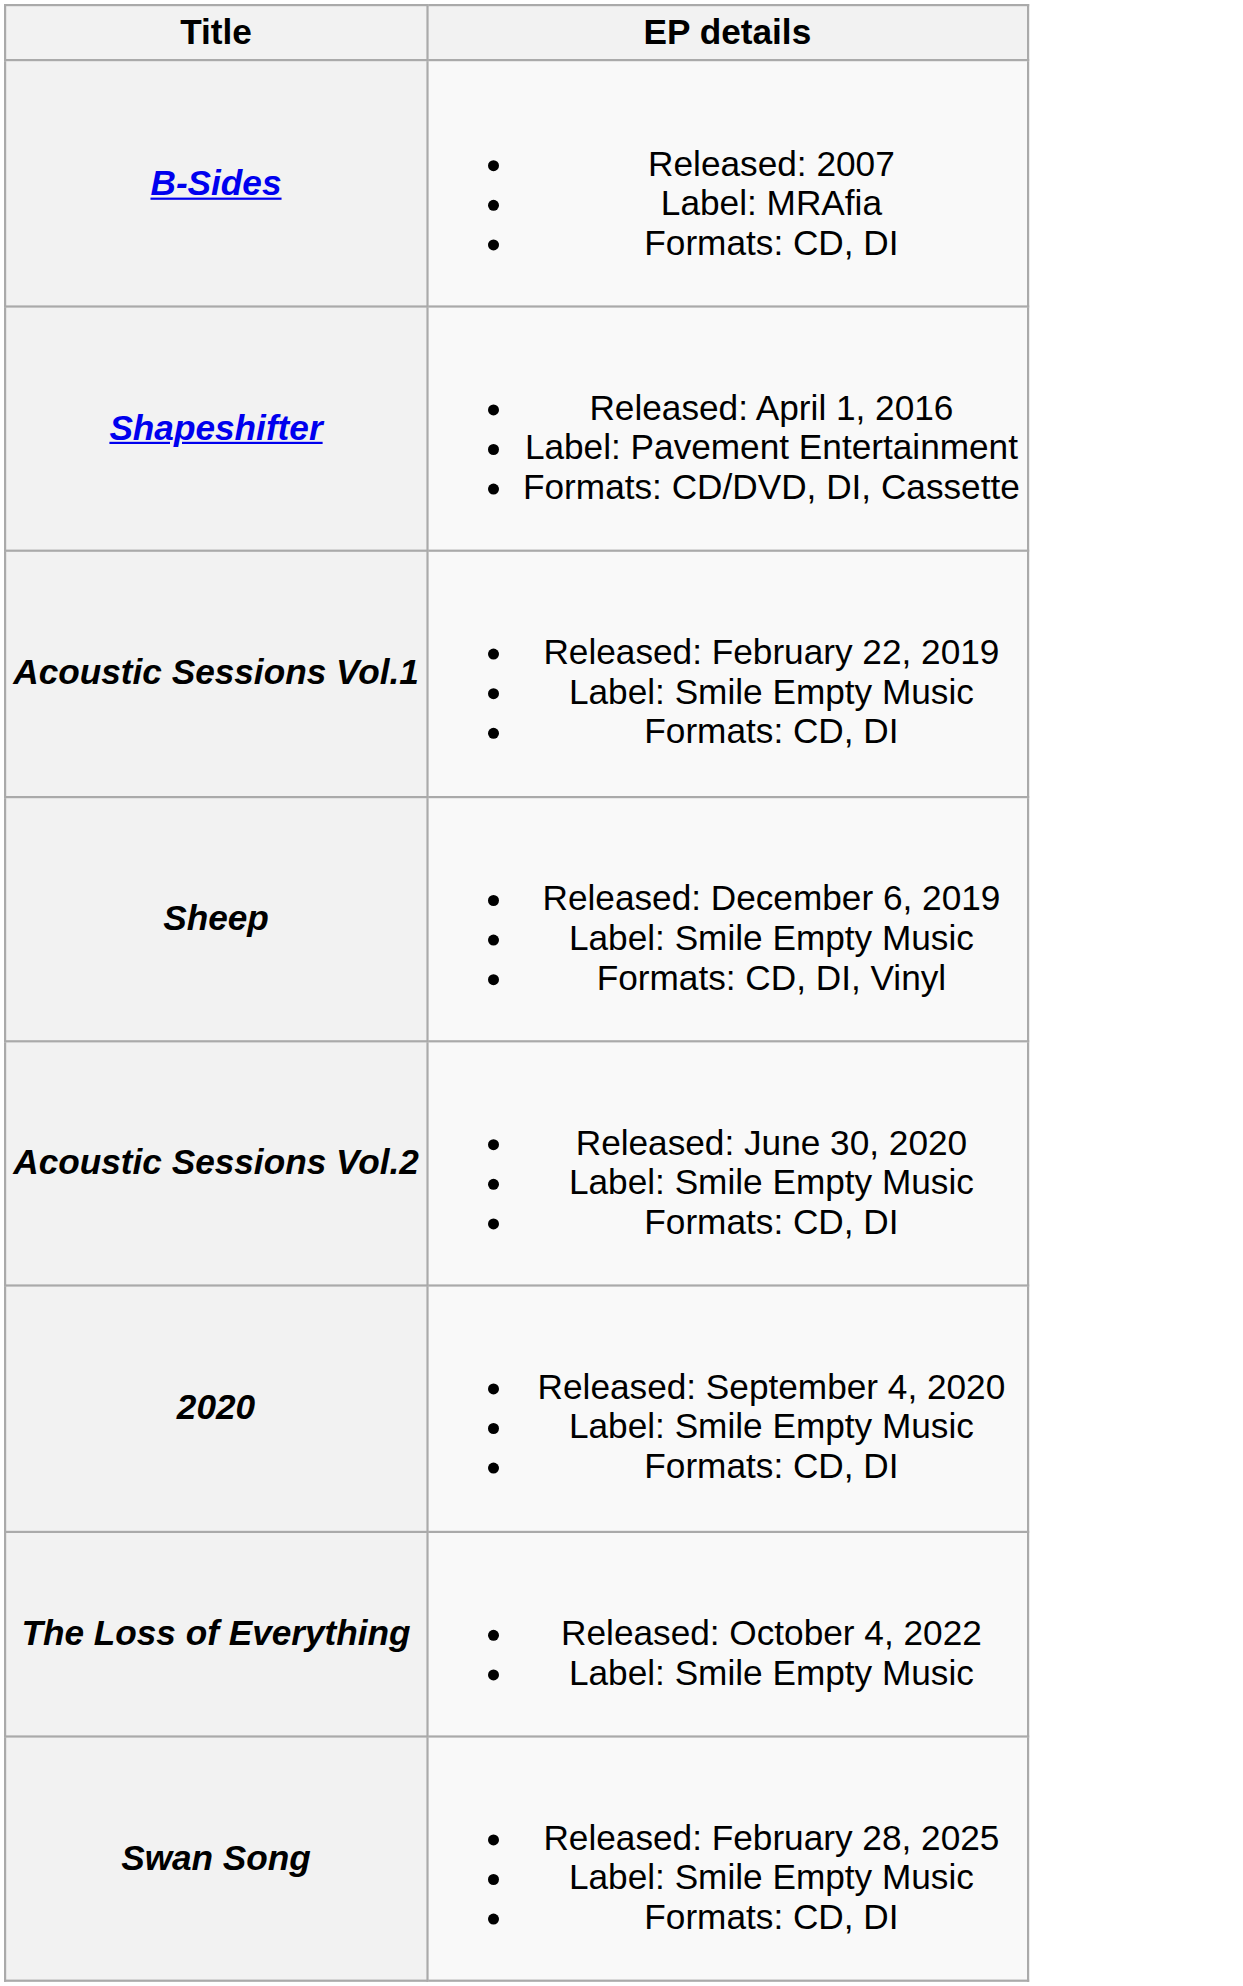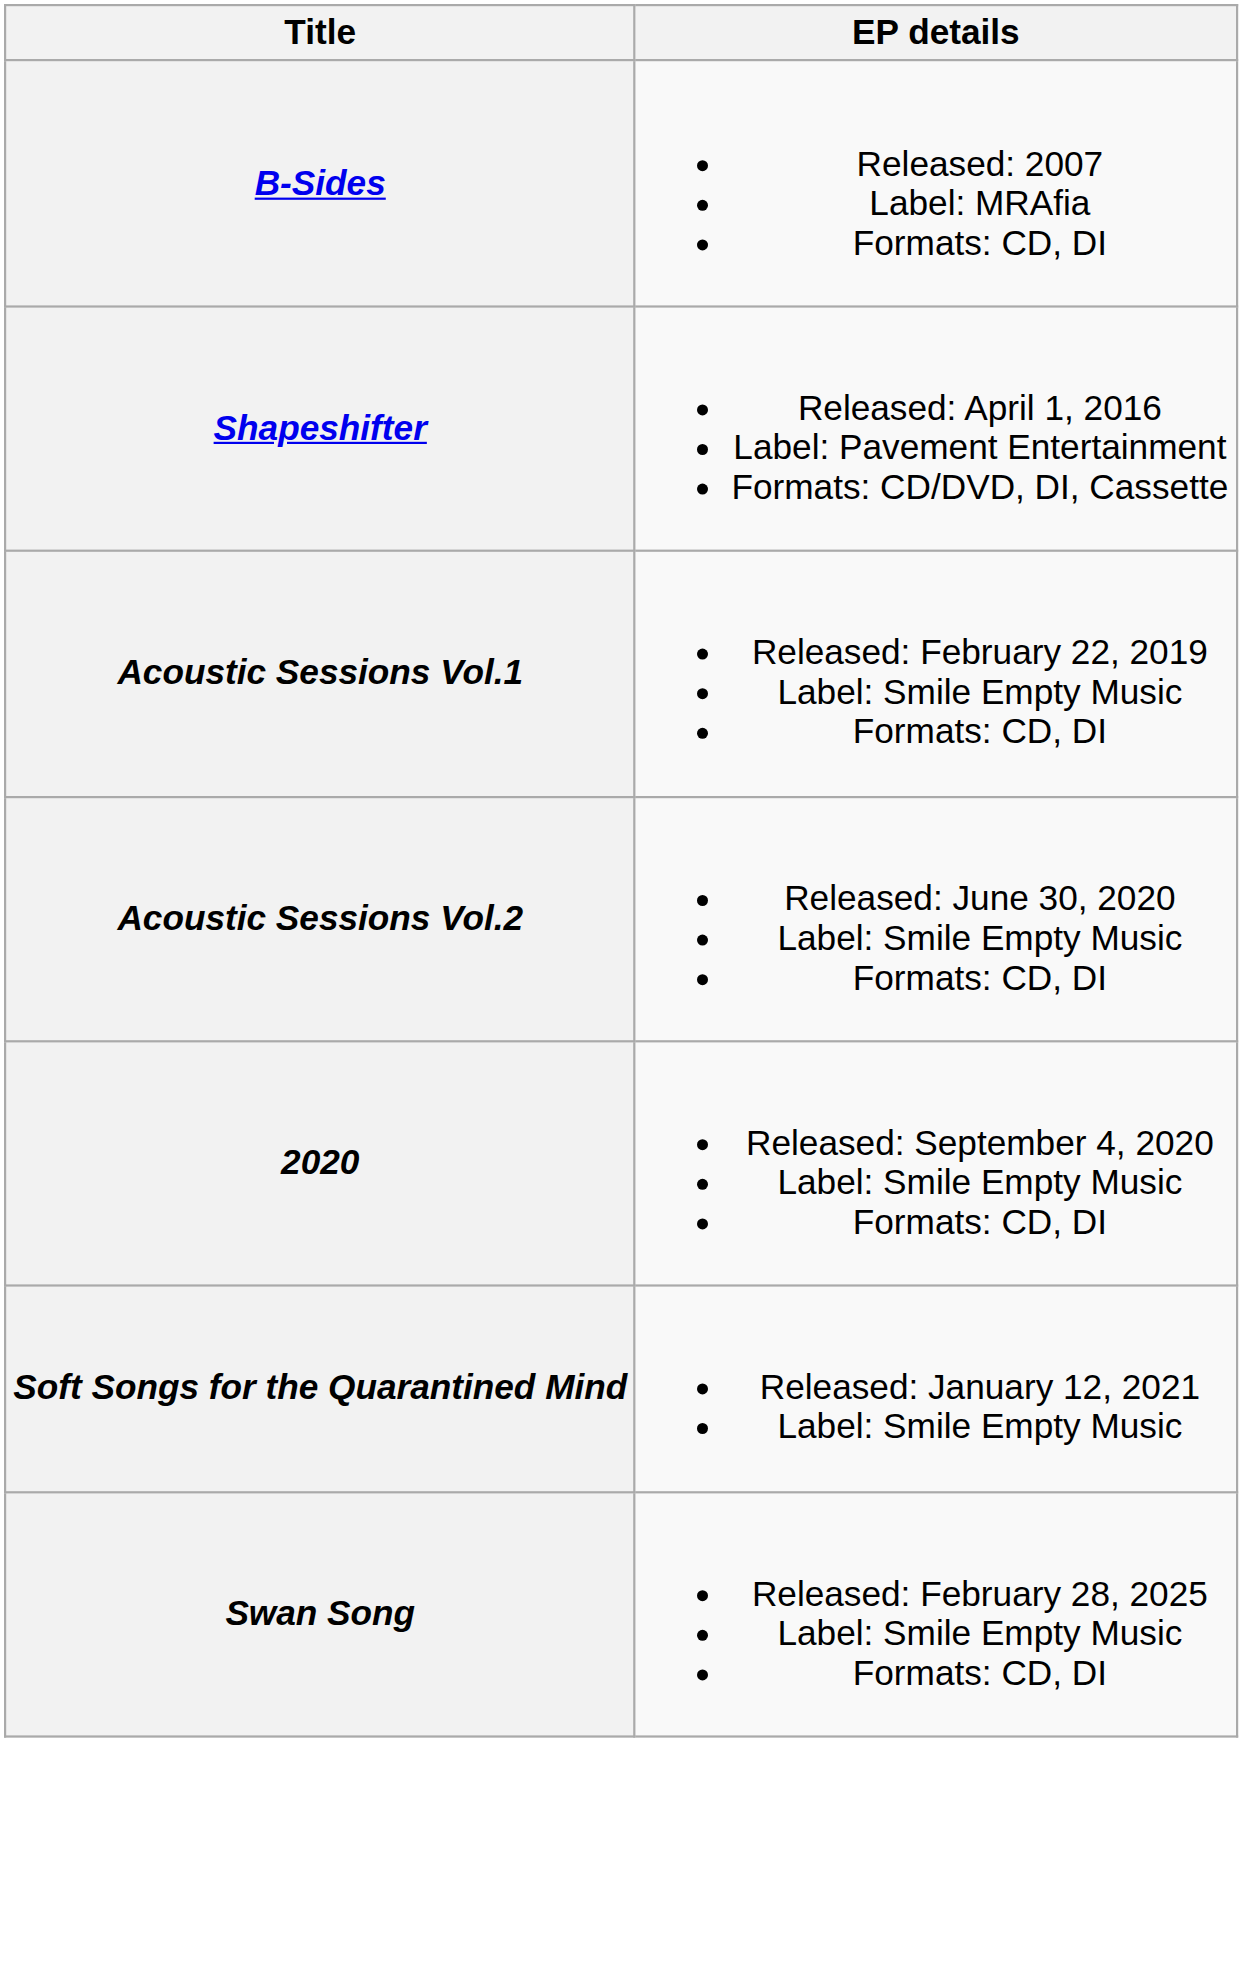- row: (216, 917)
+ row: (320, 1388)
- row: (216, 1633)
